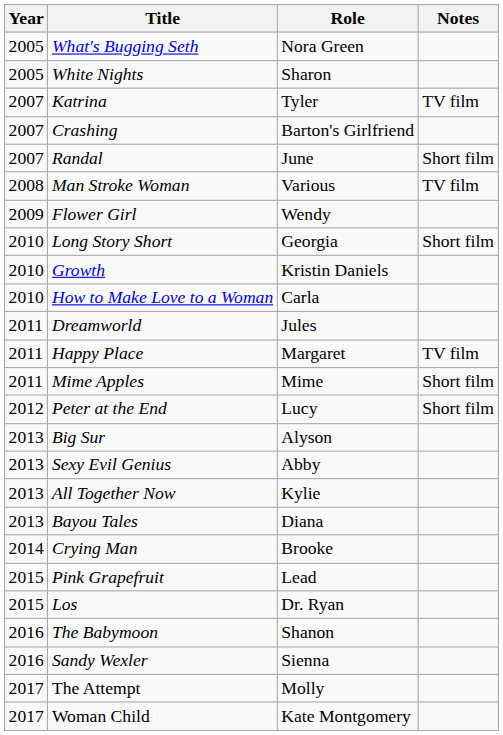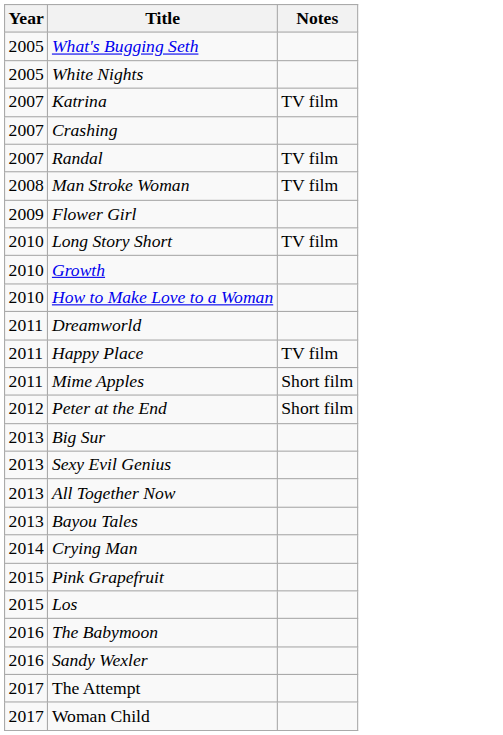- column: (348, 18)
(458, 158) Short film -> (310, 158) TV film
(458, 241) Short film -> (310, 241) TV film
